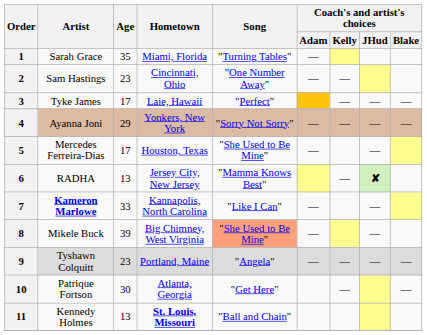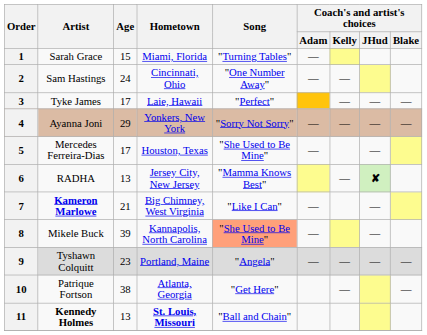(125, 57) 35 -> (125, 57) 15
(125, 79) 23 -> (125, 79) 24
(125, 206) 33 -> (125, 206) 21
(175, 206) Kannapolis, North Carolina -> (175, 206) Big Chimney, West Virginia
(175, 234) Big Chimney, West Virginia -> (175, 234) Kannapolis, North Carolina
(125, 289) 30 -> (125, 289) 38
(76, 317) normal -> (76, 317) bold
